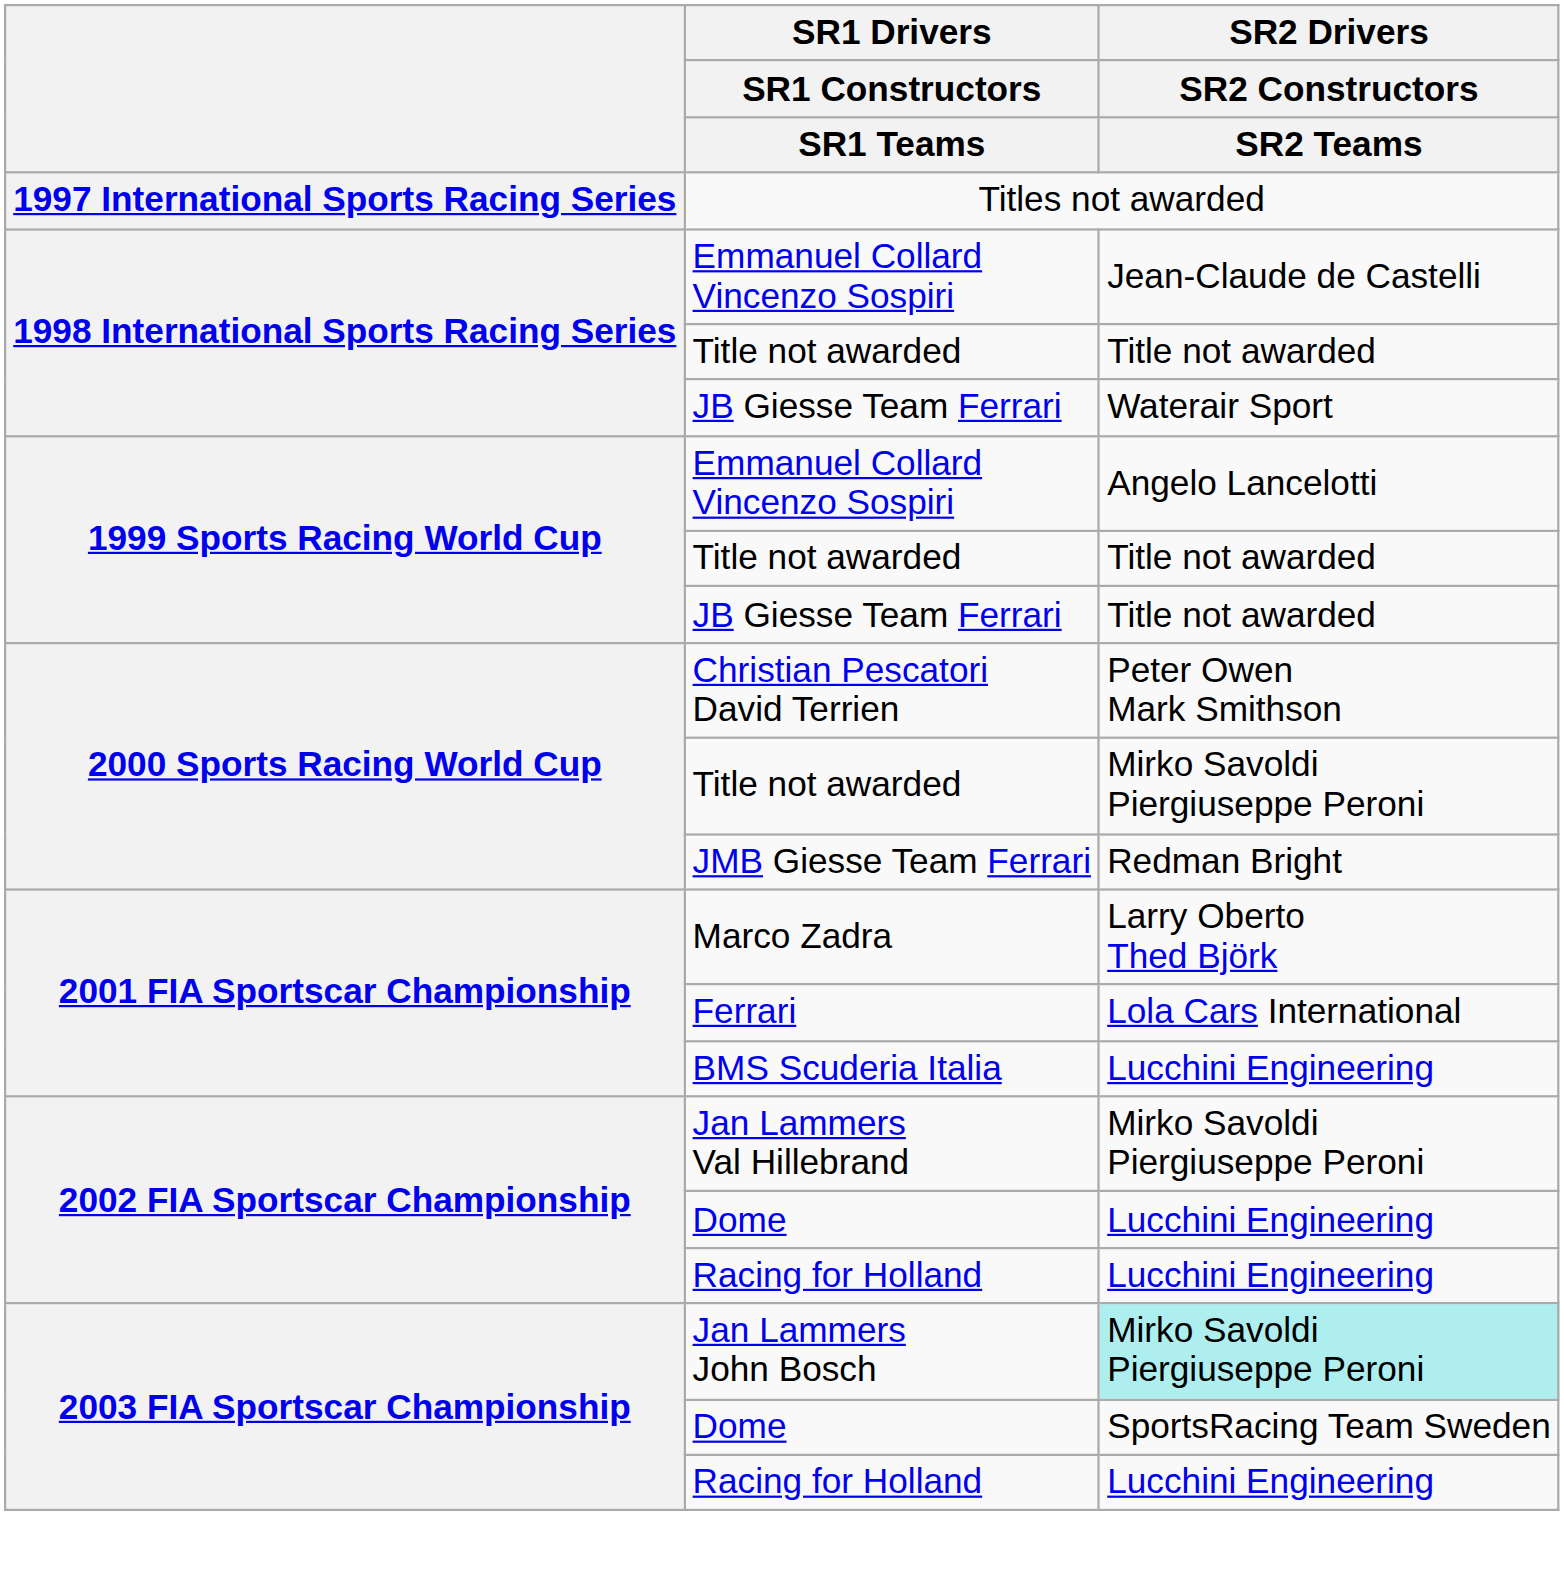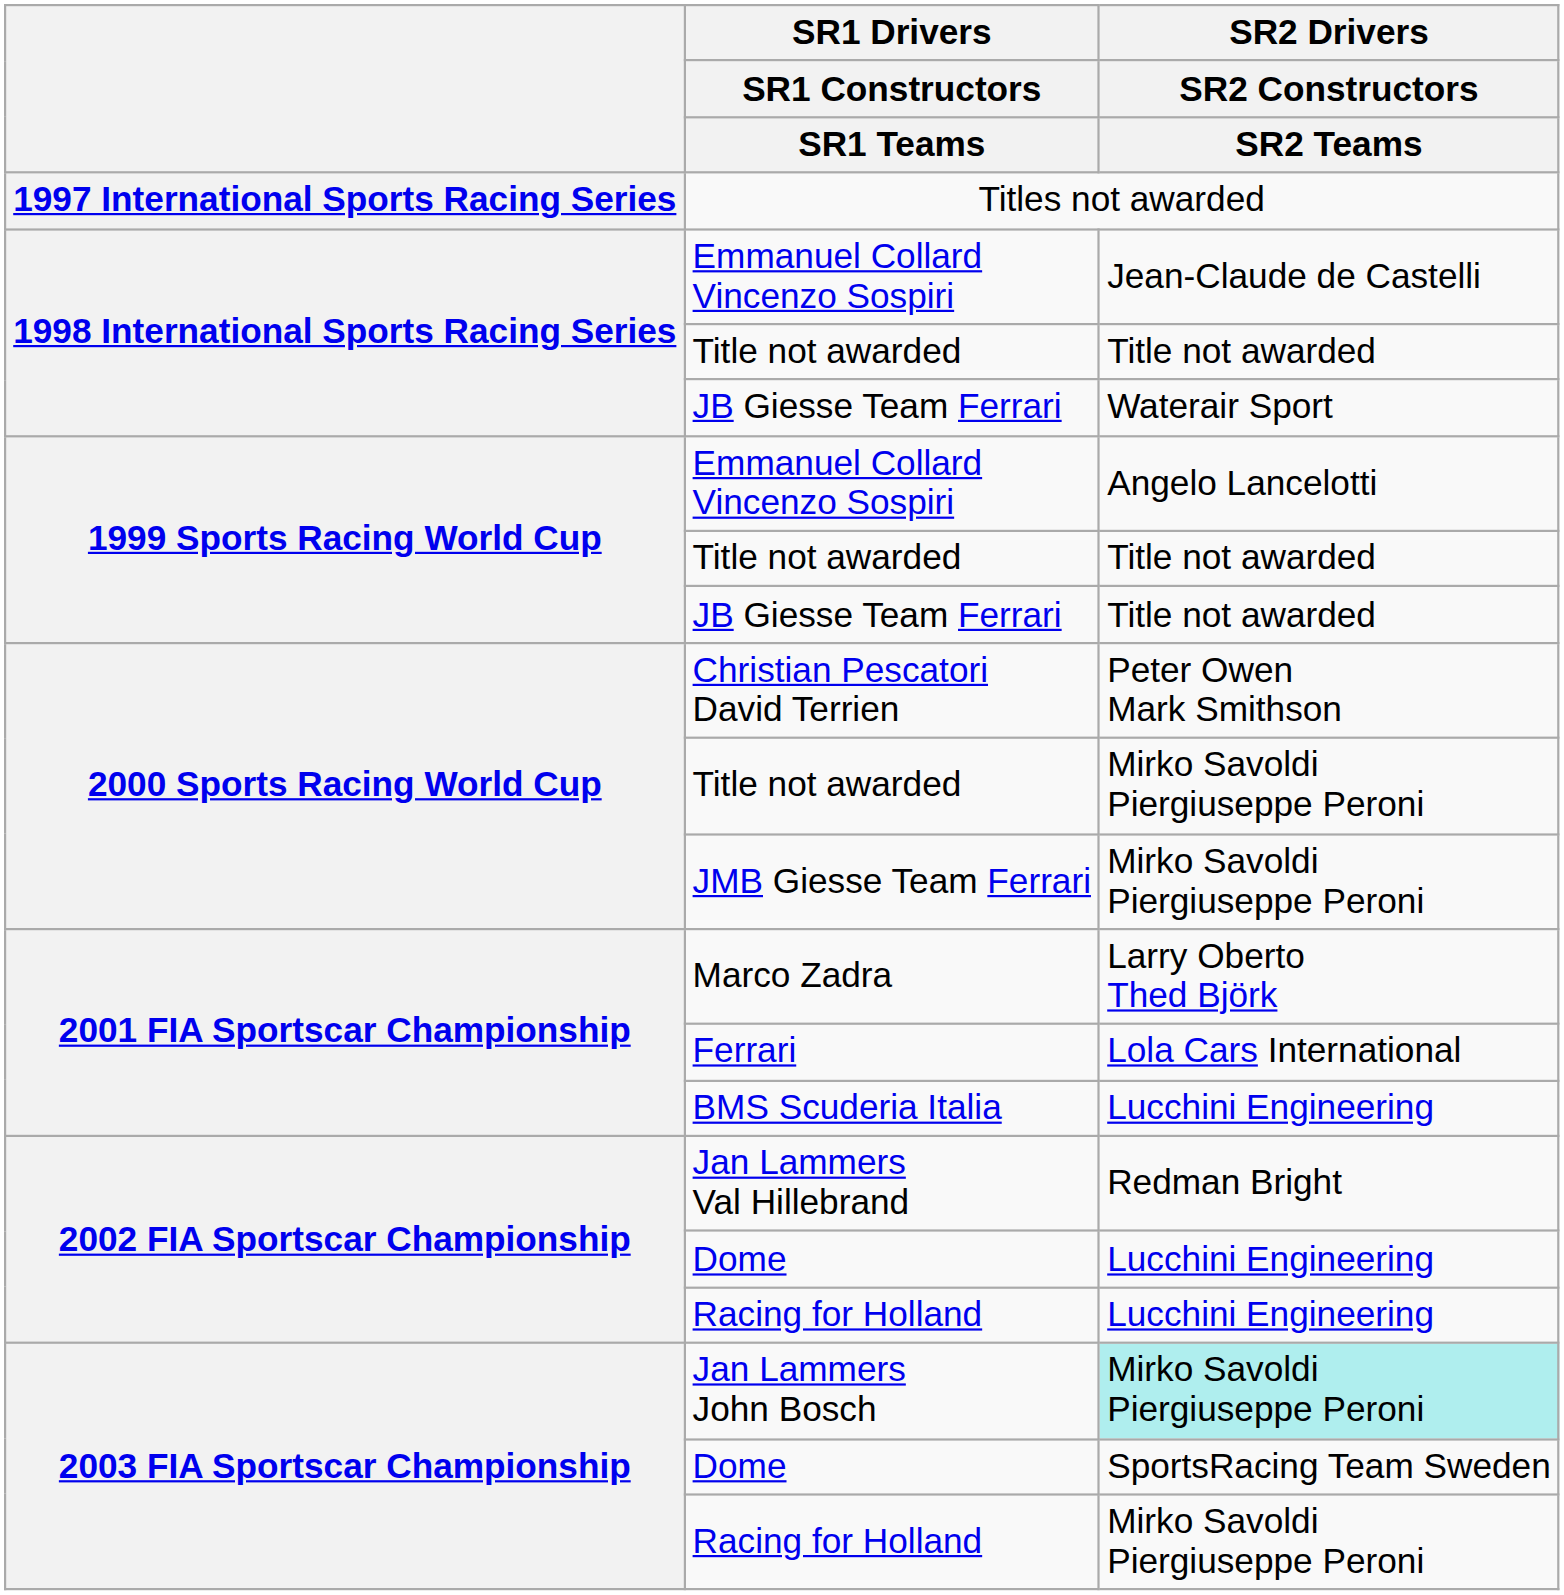(1225, 860) Redman Bright -> (1266, 880) Mirko Savoldi Piergiuseppe Peroni
(1266, 1143) Mirko Savoldi Piergiuseppe Peroni -> (1225, 1183) Redman Bright
(1271, 1481) Lucchini Engineering -> (1266, 1541) Mirko Savoldi Piergiuseppe Peroni
